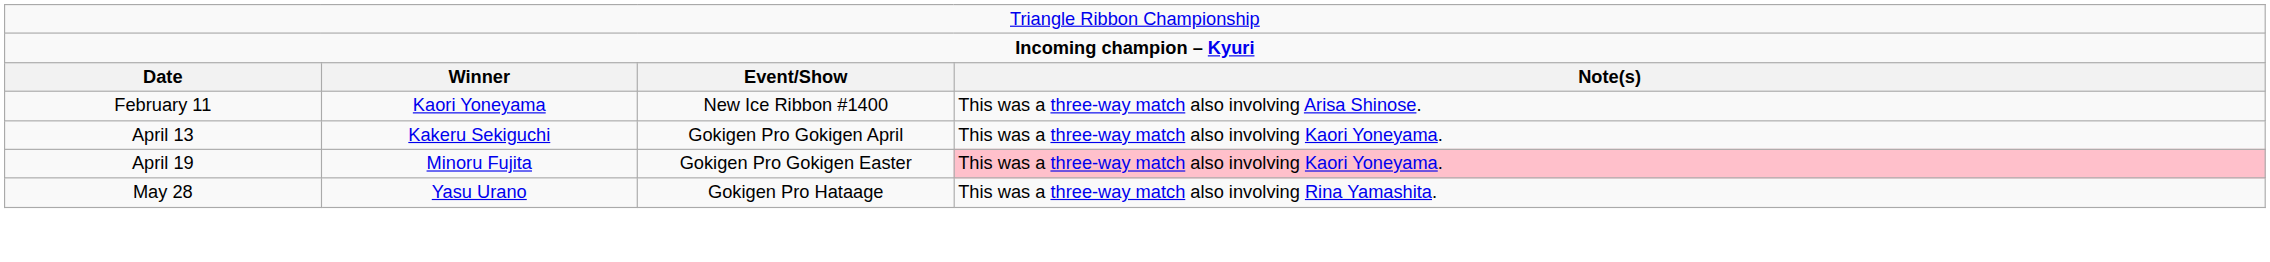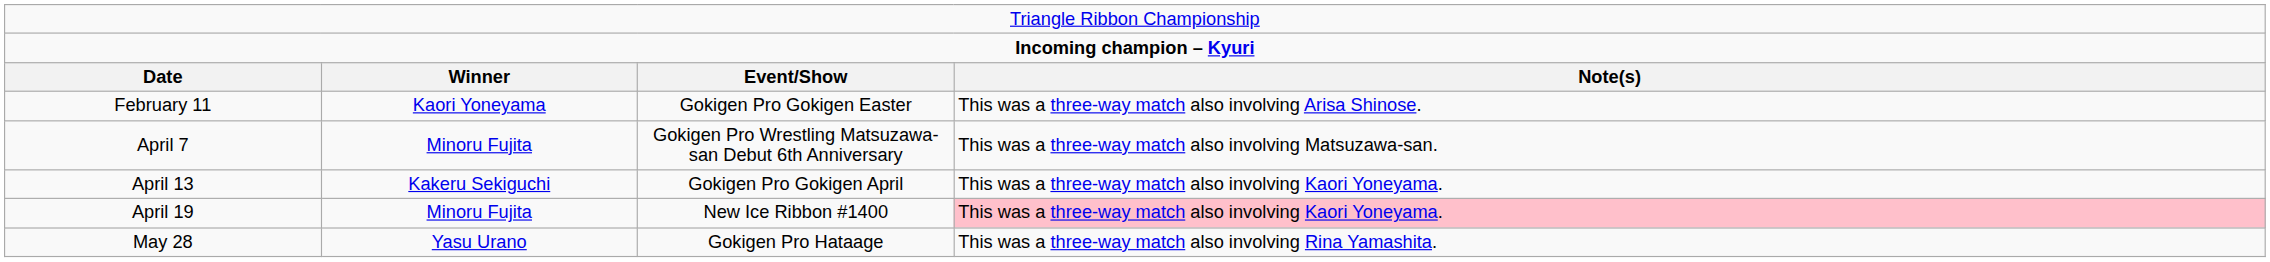(796, 105) New Ice Ribbon #1400 -> (796, 105) Gokigen Pro Gokigen Easter
+ row: (163, 144)
(796, 163) Gokigen Pro Gokigen Easter -> (796, 213) New Ice Ribbon #1400
